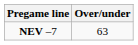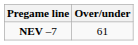(102, 31) 63 -> (102, 31) 61
